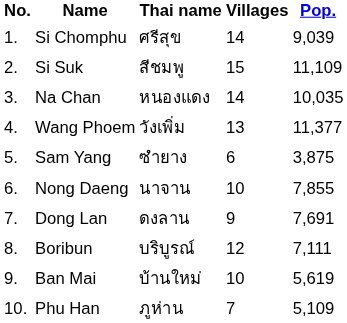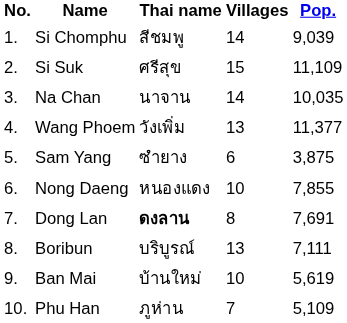(160, 37) ศรีสุข -> (162, 37) สีชมพู
(162, 67) สีชมพู -> (160, 67) ศรีสุข
(175, 97) หนองแดง -> (165, 97) นาจาน
(165, 188) นาจาน -> (175, 188) หนองแดง
(164, 218) normal -> (164, 218) bold
(231, 217) 9 -> (231, 217) 8
(235, 248) 12 -> (235, 248) 13
